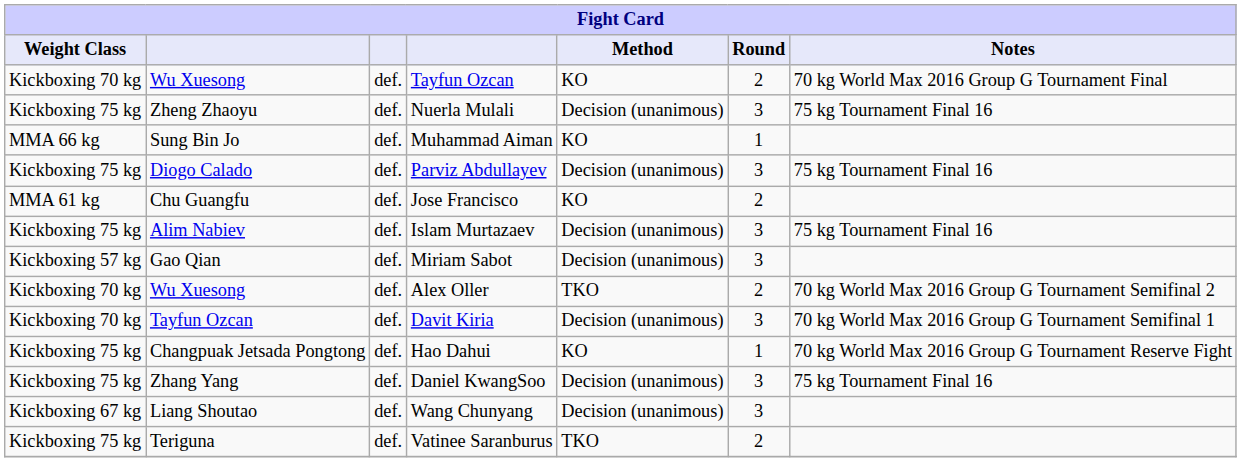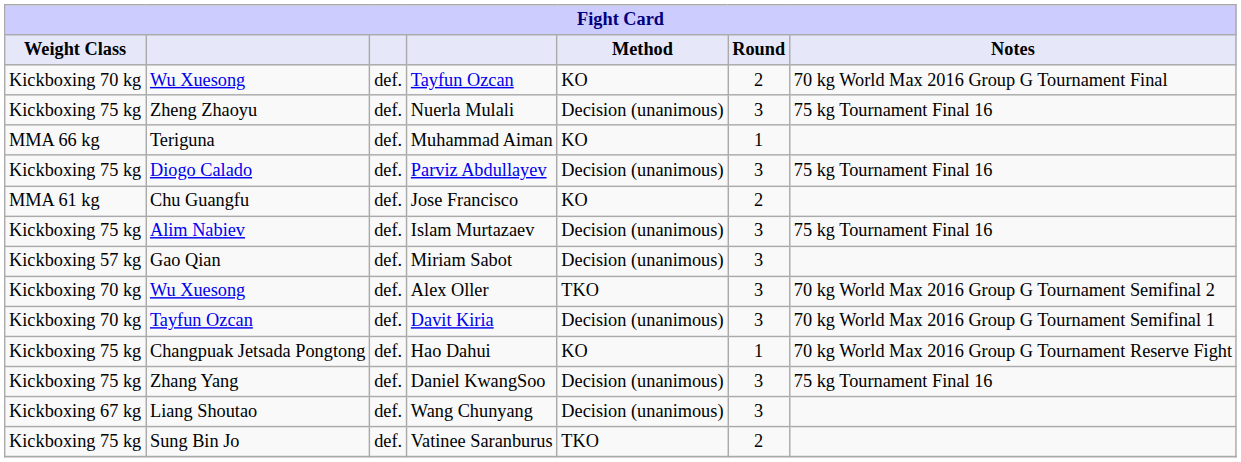(195, 140) Sung Bin Jo -> (182, 140) Teriguna
(759, 290) 2 -> (759, 290) 3
(182, 441) Teriguna -> (195, 441) Sung Bin Jo
